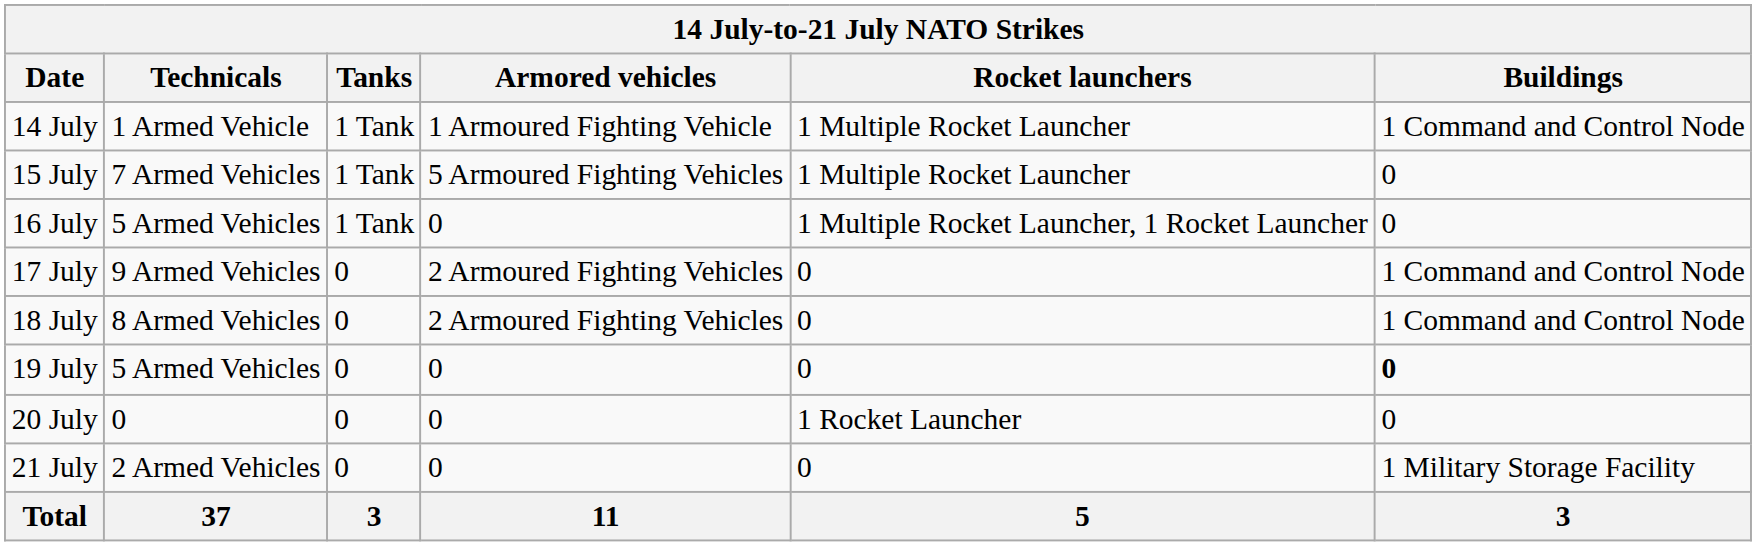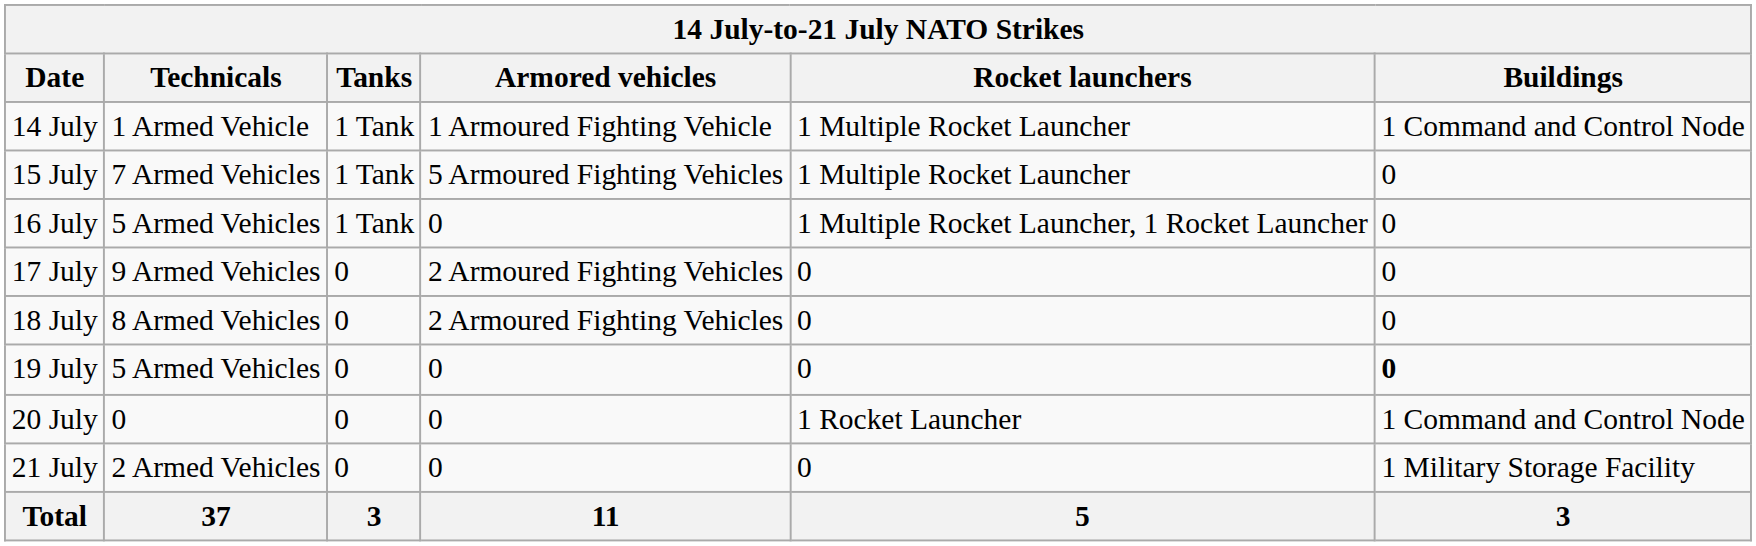(1563, 272) 1 Command and Control Node -> (1389, 272) 0
(1563, 320) 1 Command and Control Node -> (1389, 320) 0
(1389, 417) 0 -> (1563, 417) 1 Command and Control Node
